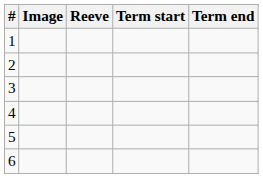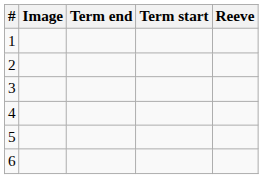columns swapped: (90, 16) <-> (223, 16)
